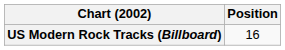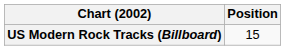(253, 34) 16 -> (253, 34) 15
